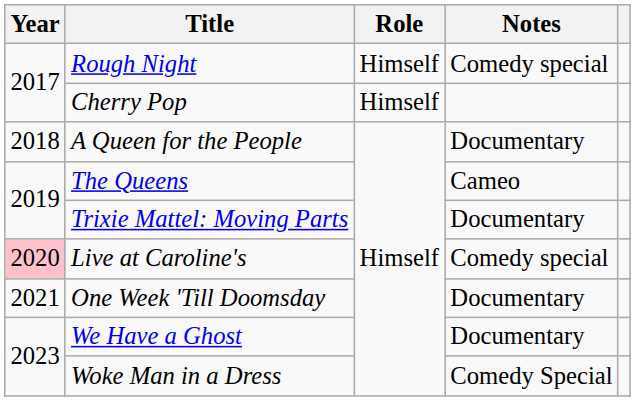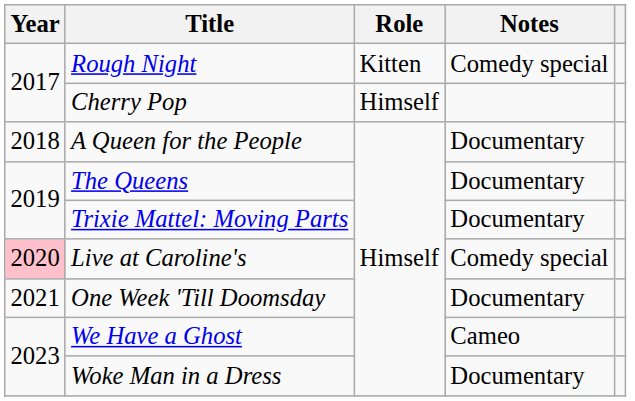(399, 63) Himself -> (390, 63) Kitten
(485, 180) Cameo -> (517, 180) Documentary
(517, 336) Documentary -> (485, 336) Cameo
(531, 375) Comedy Special -> (517, 375) Documentary
